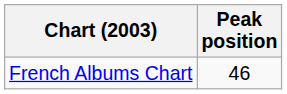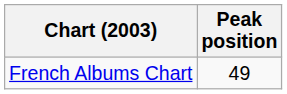(239, 72) 46 -> (239, 72) 49
